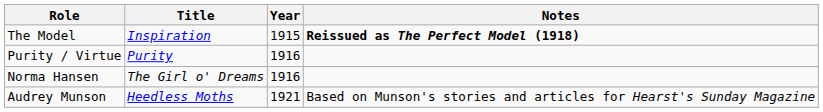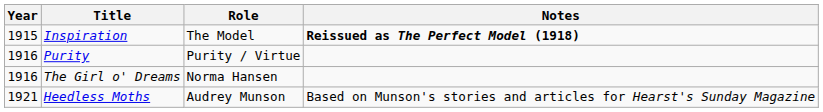columns swapped: (285, 15) <-> (64, 15)
